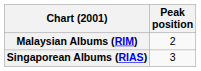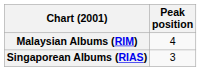(173, 41) 2 -> (173, 41) 4
